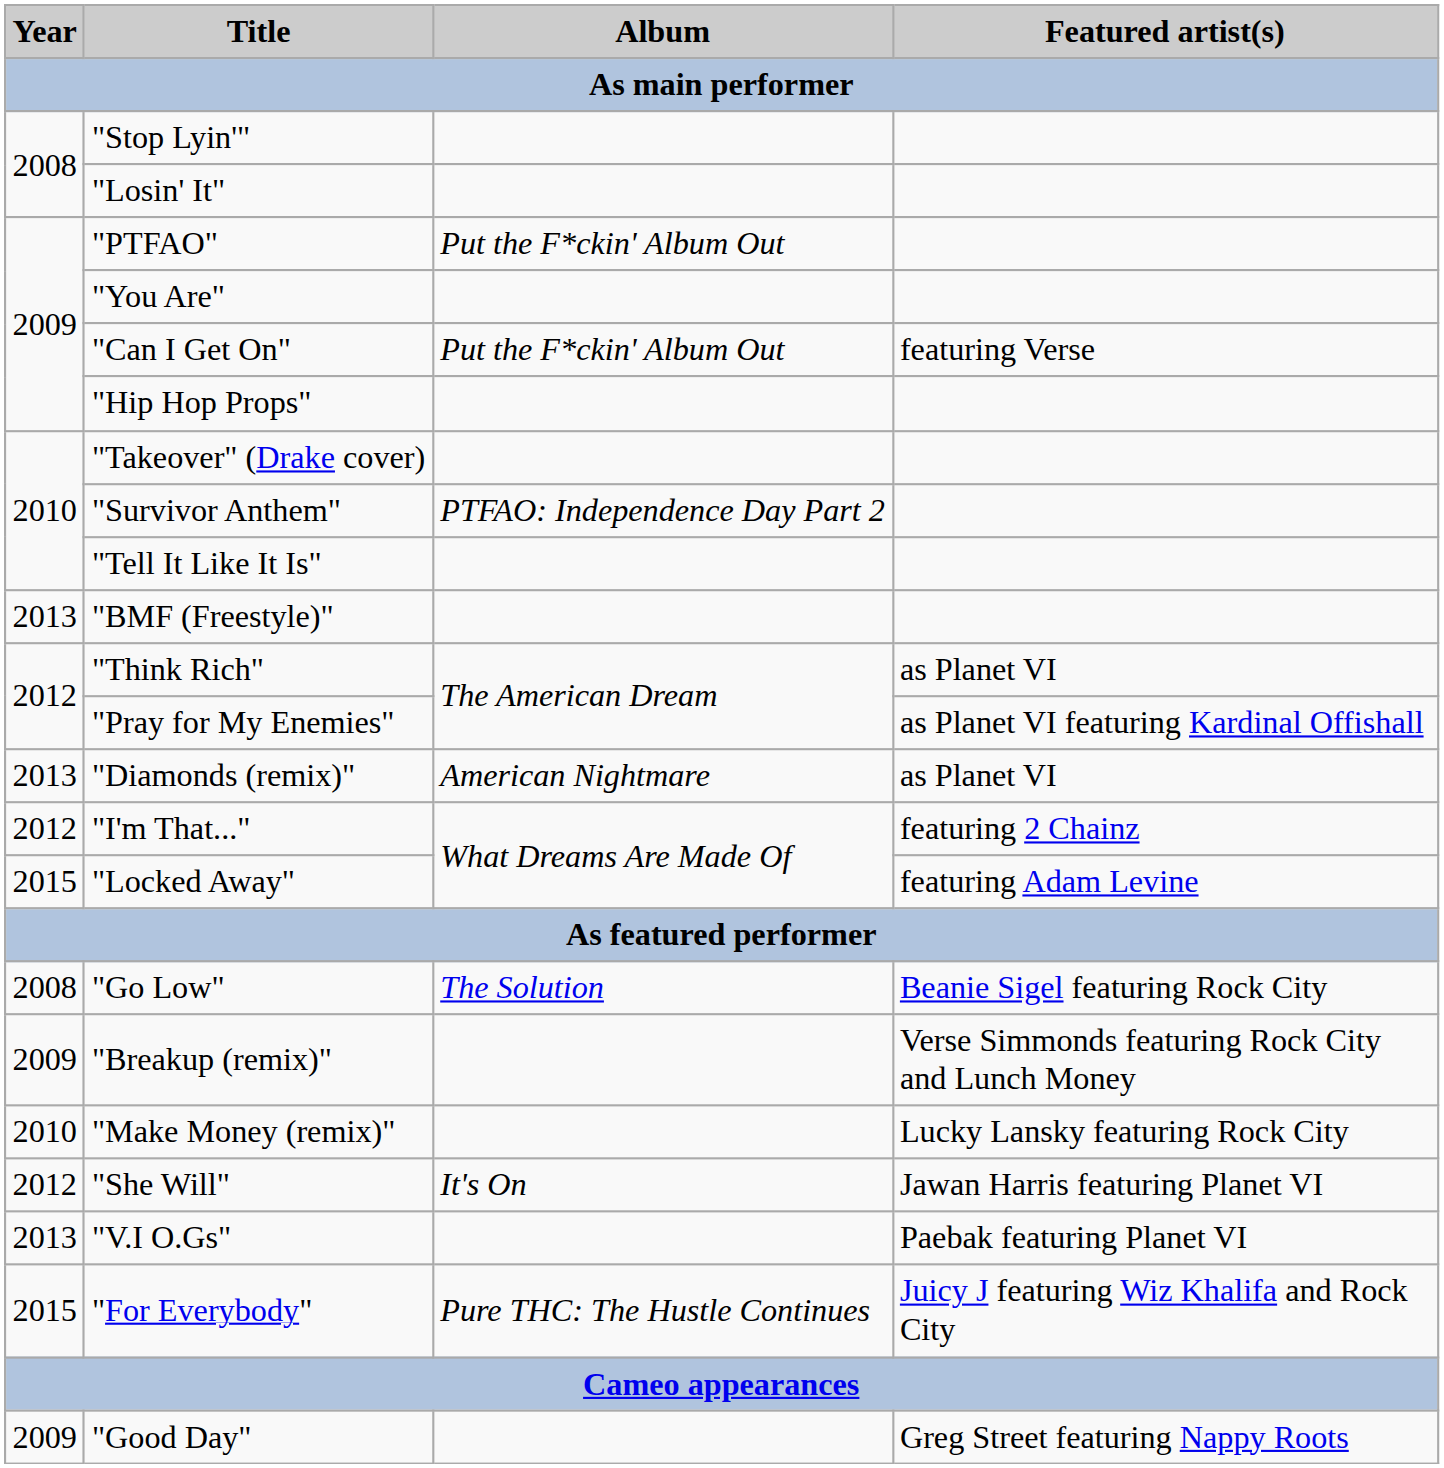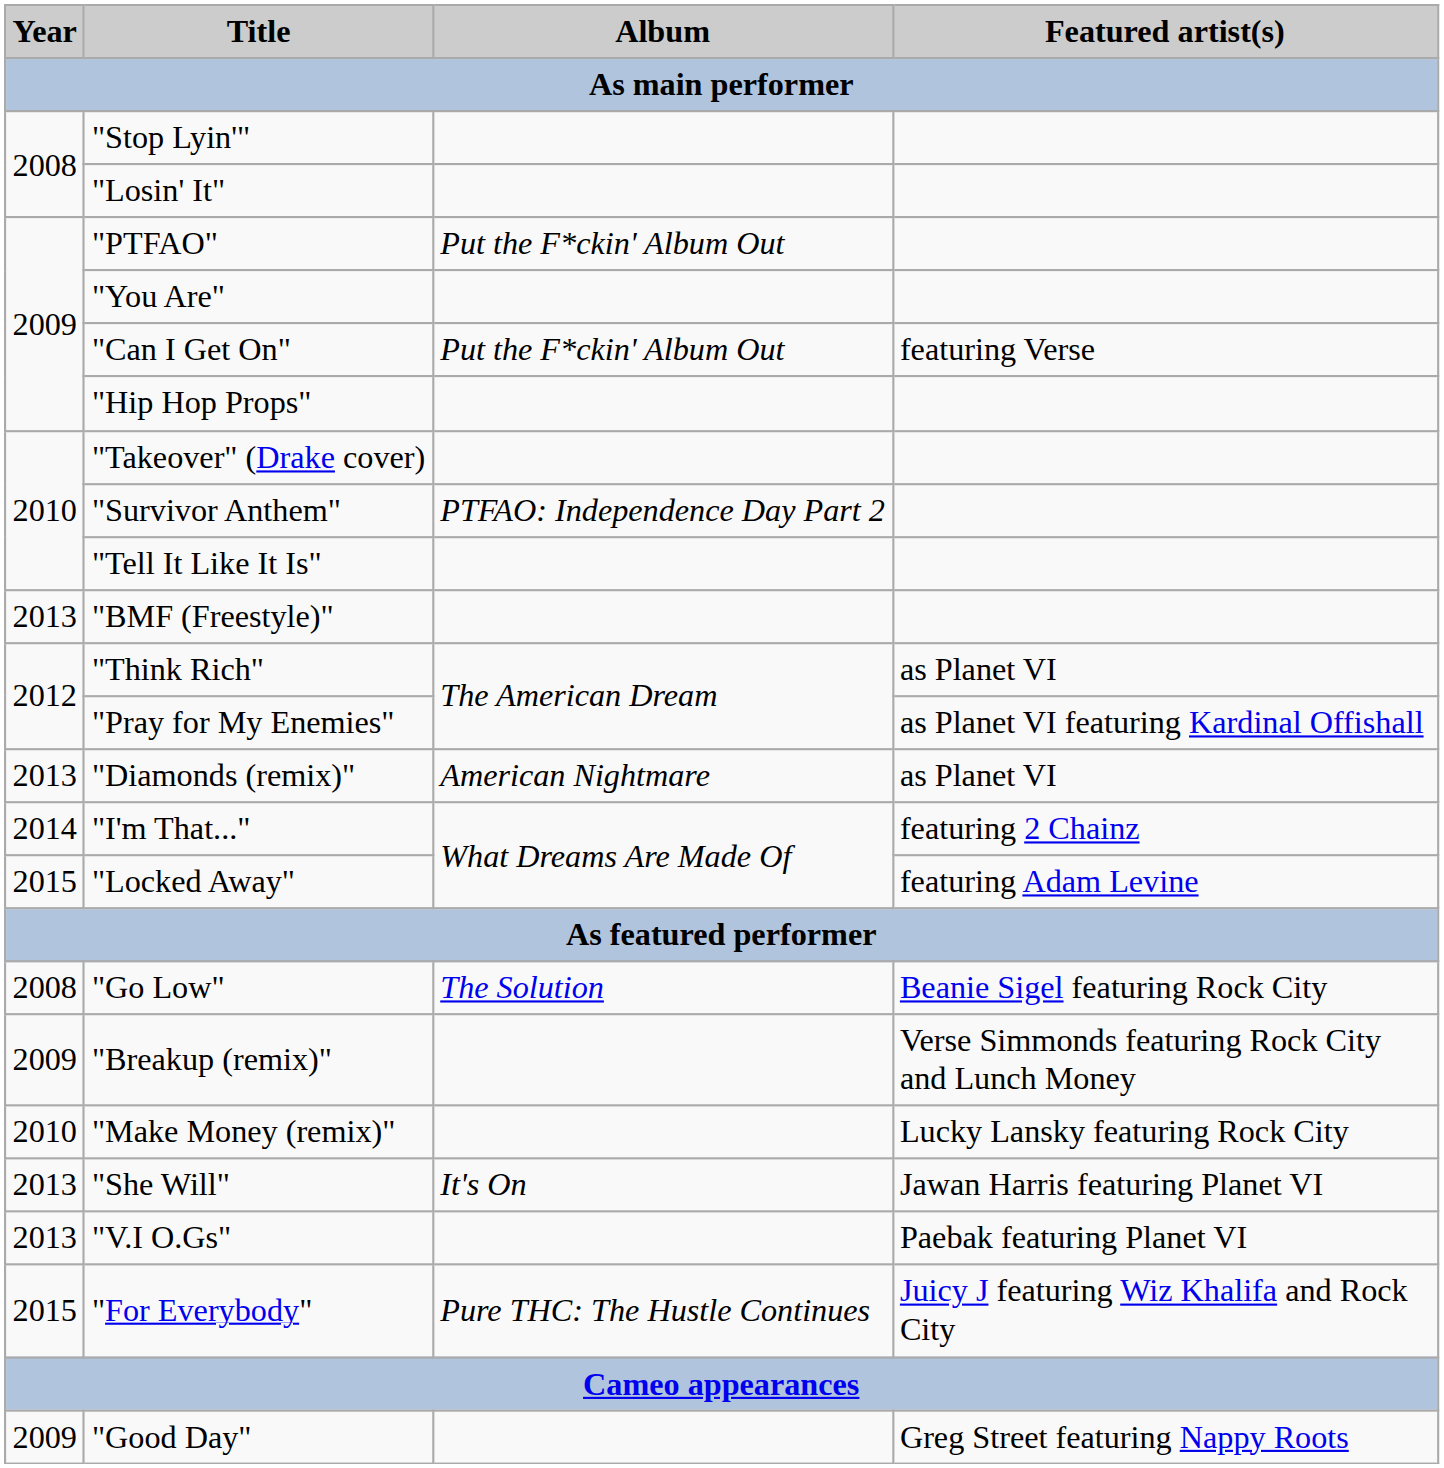(45, 828) 2012 -> (45, 828) 2014
(45, 1185) 2012 -> (45, 1185) 2013
